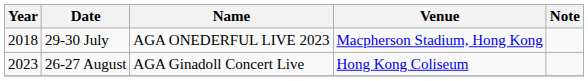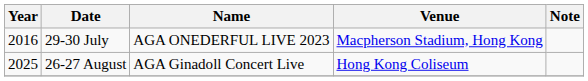(23, 40) 2018 -> (23, 40) 2016
(23, 64) 2023 -> (23, 64) 2025
